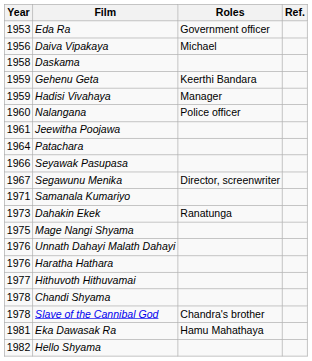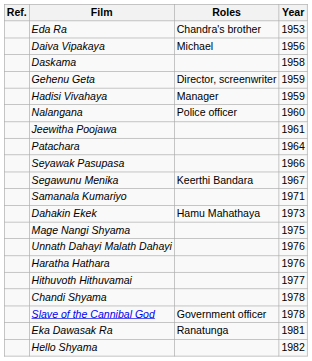columns swapped: (19, 12) <-> (295, 12)
(225, 29) Government officer -> (219, 29) Chandra's brother
(218, 79) Keerthi Bandara -> (227, 79) Director, screenwriter
(230, 180) Director, screenwriter -> (215, 180) Keerthi Bandara
(206, 213) Ranatunga -> (218, 213) Hamu Mahathaya
(222, 314) Chandra's brother -> (222, 314) Government officer
(222, 331) Hamu Mahathaya -> (203, 331) Ranatunga
